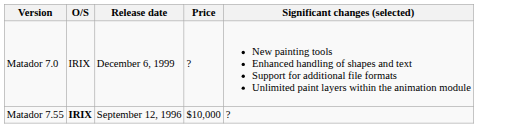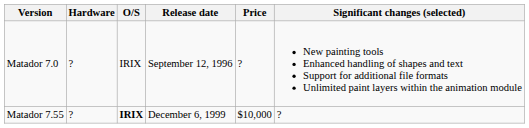+ column: (92, 12)
(136, 63) December 6, 1999 -> (190, 63) September 12, 1996
(139, 115) September 12, 1996 -> (187, 115) December 6, 1999
